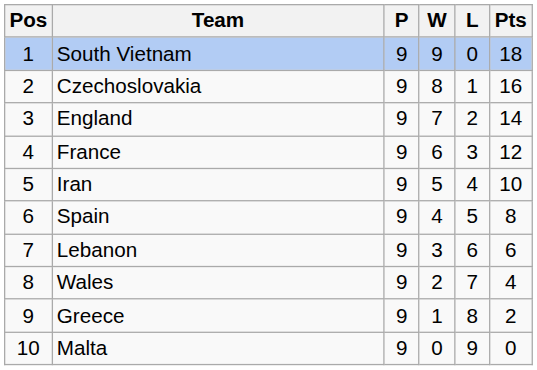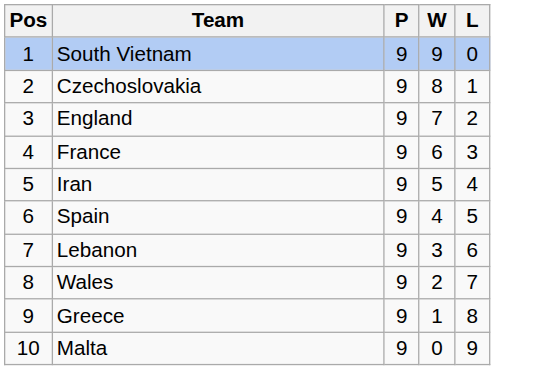- column: (511, 20)
